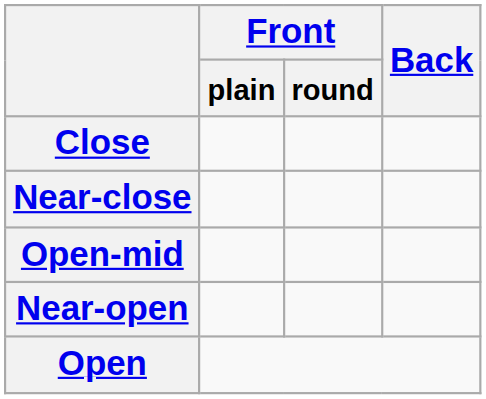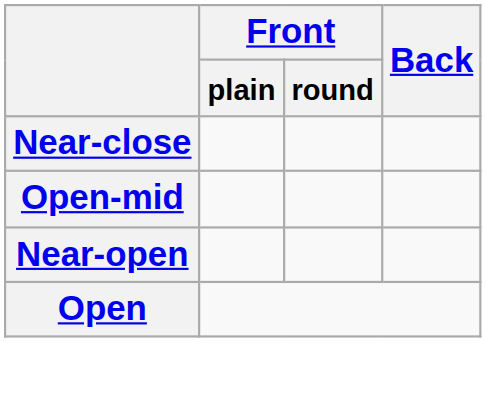- row: (102, 142)
